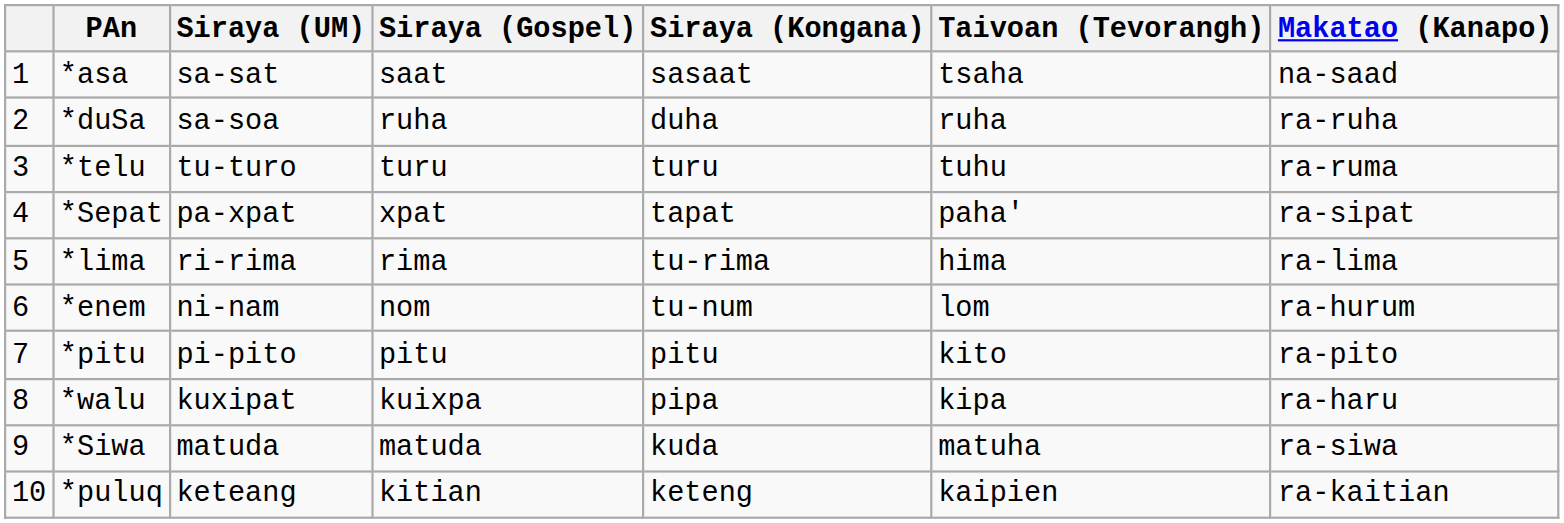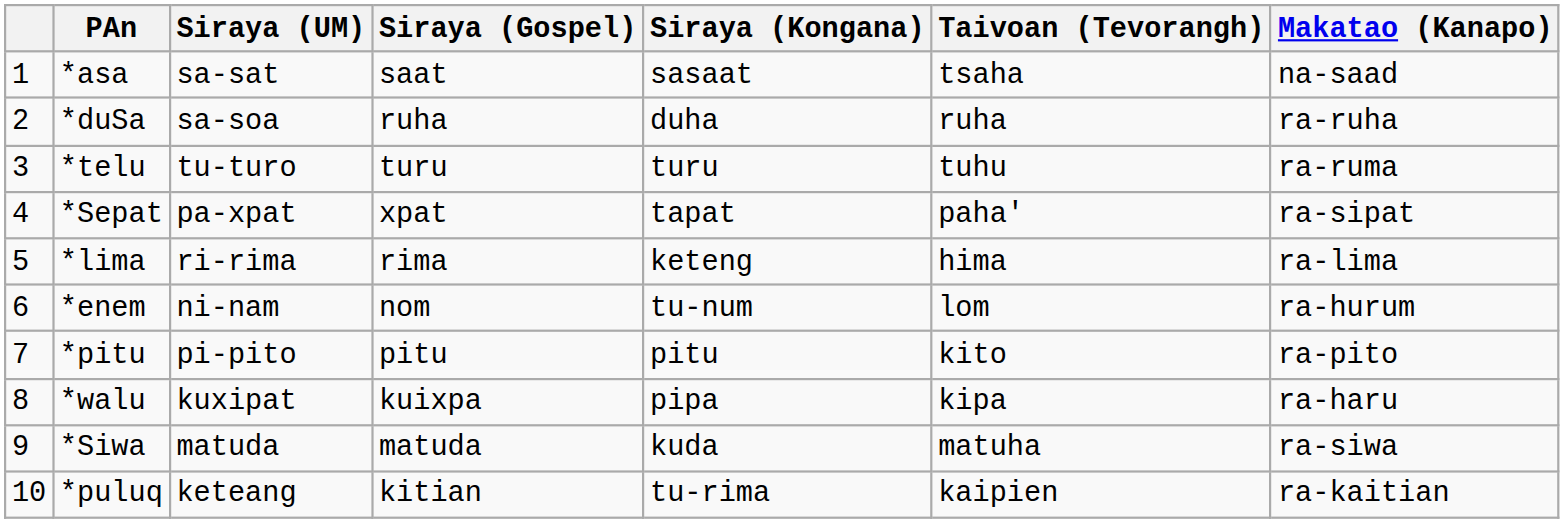(710, 261) tu-rima -> (701, 261) keteng
(701, 495) keteng -> (710, 495) tu-rima
